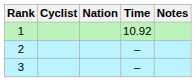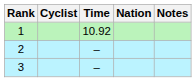columns swapped: (100, 13) <-> (137, 13)
